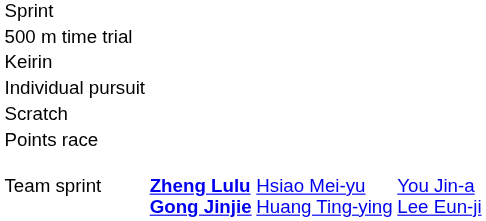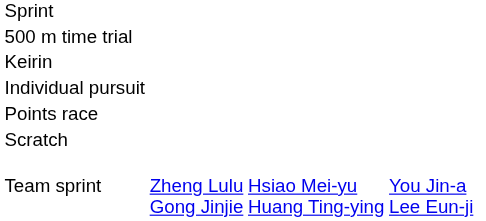rows swapped: (51, 139) <-> (36, 113)
(201, 196) bold -> (197, 196) normal
